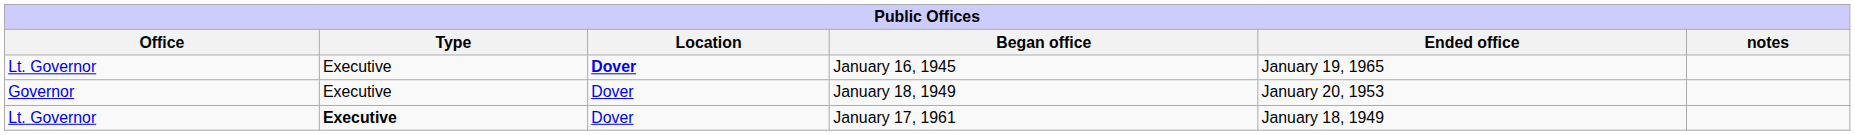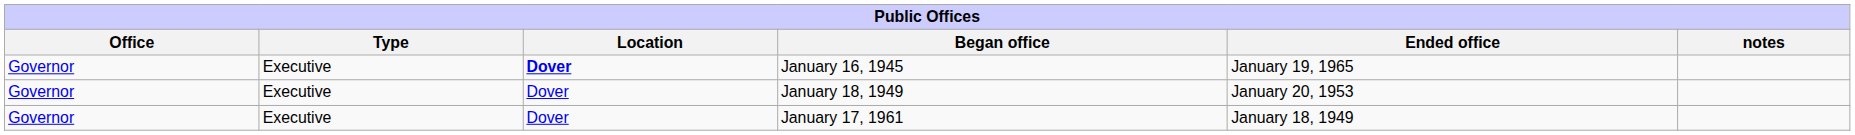(52, 67) Lt. Governor -> (41, 67) Governor
(52, 117) Lt. Governor -> (41, 117) Governor
(360, 117) bold -> (297, 117) normal
